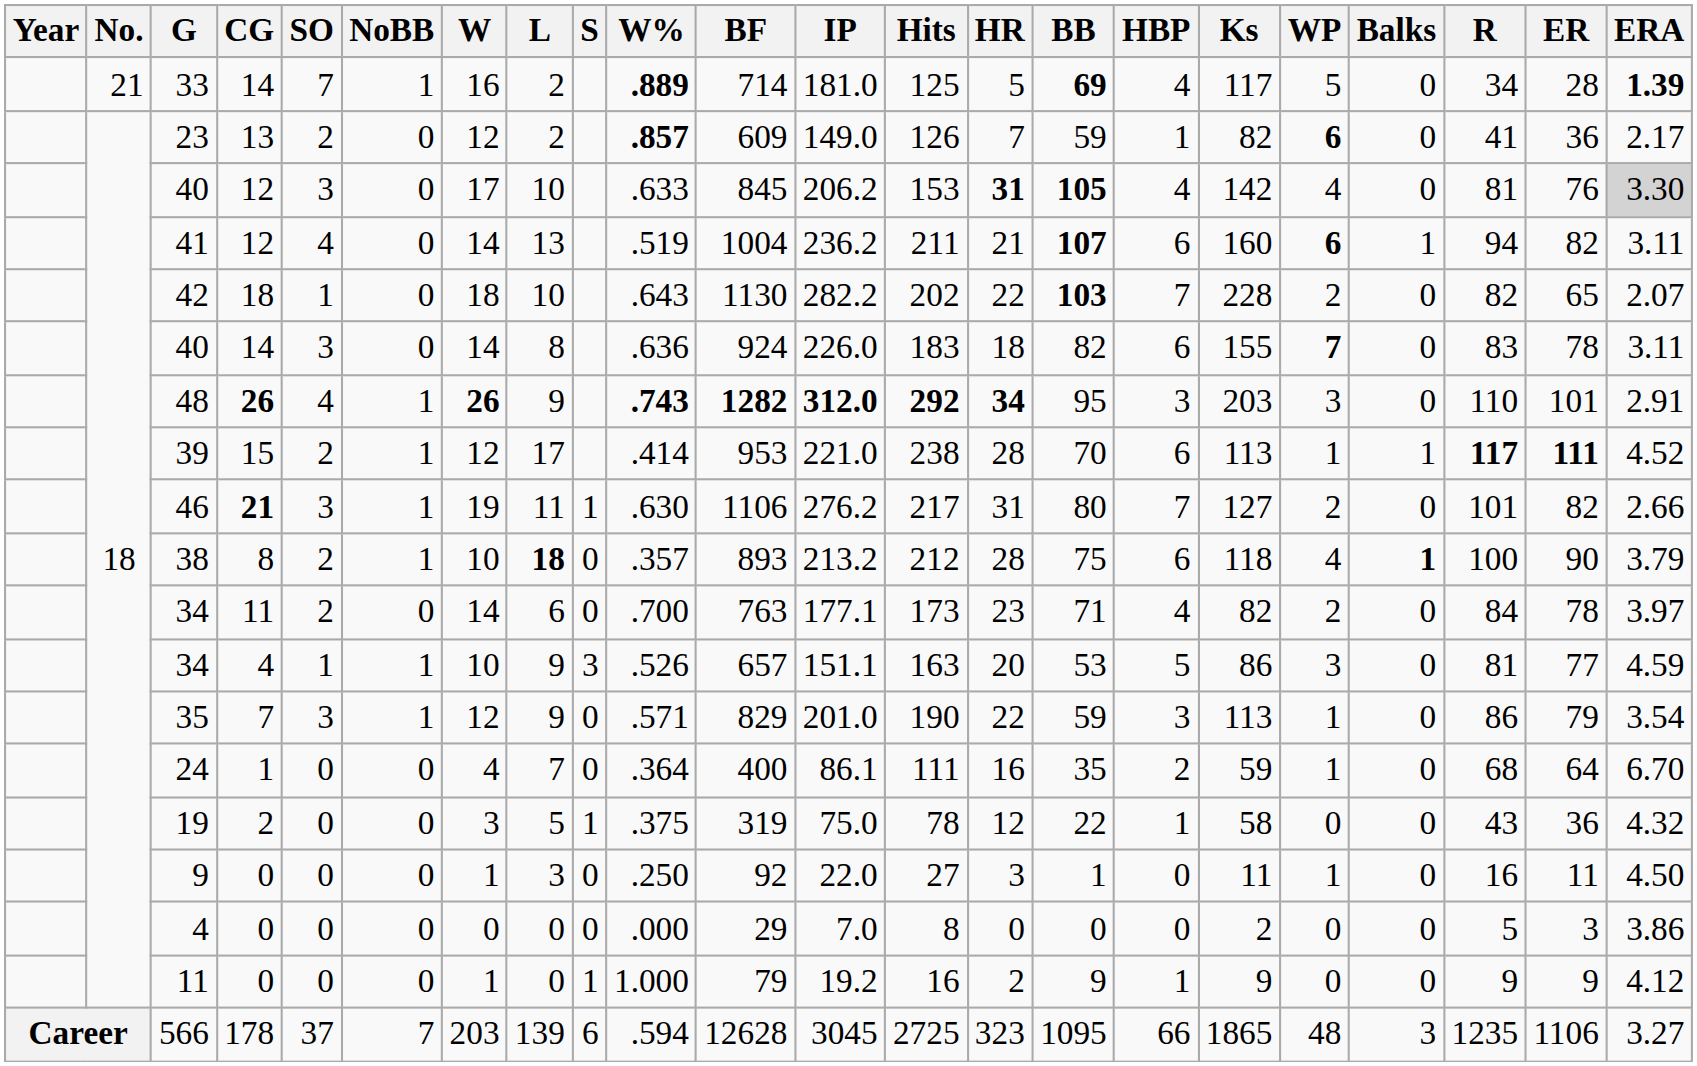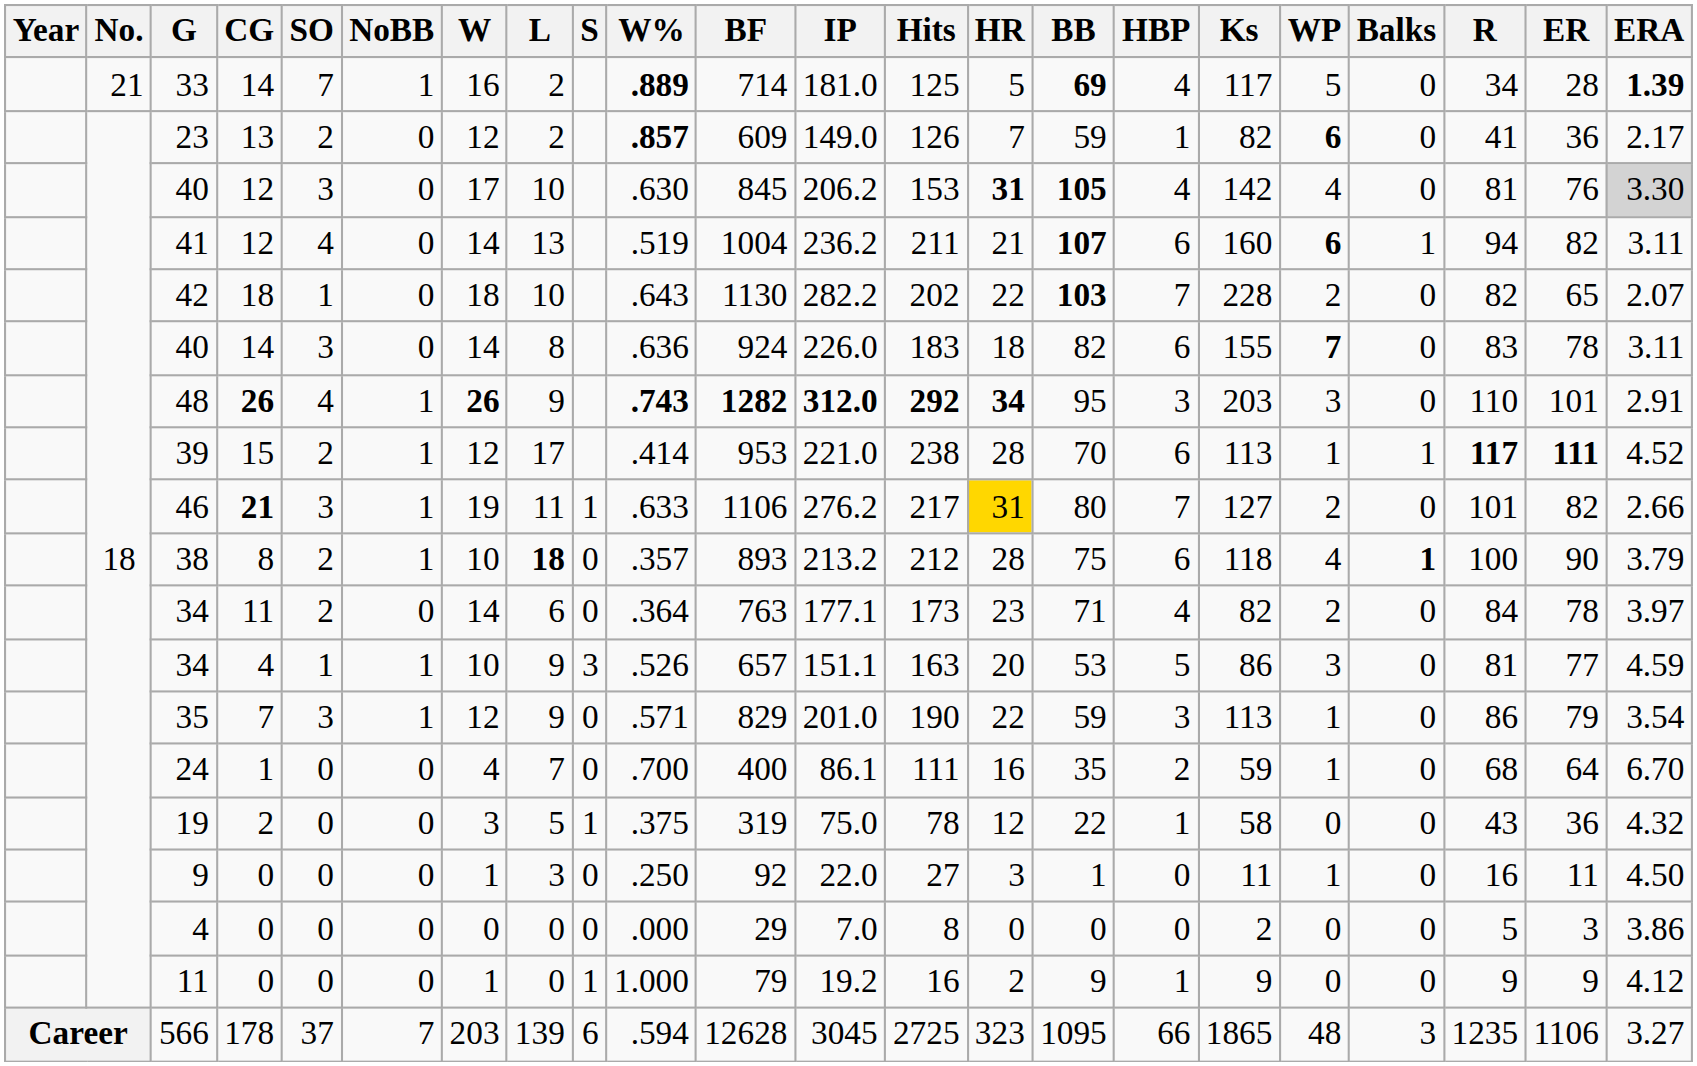(660, 189) .633 -> (660, 189) .630
(660, 505) .630 -> (660, 505) .633
(1008, 505) no background -> (1008, 505) gold background
(660, 611) .700 -> (660, 611) .364
(660, 769) .364 -> (660, 769) .700
